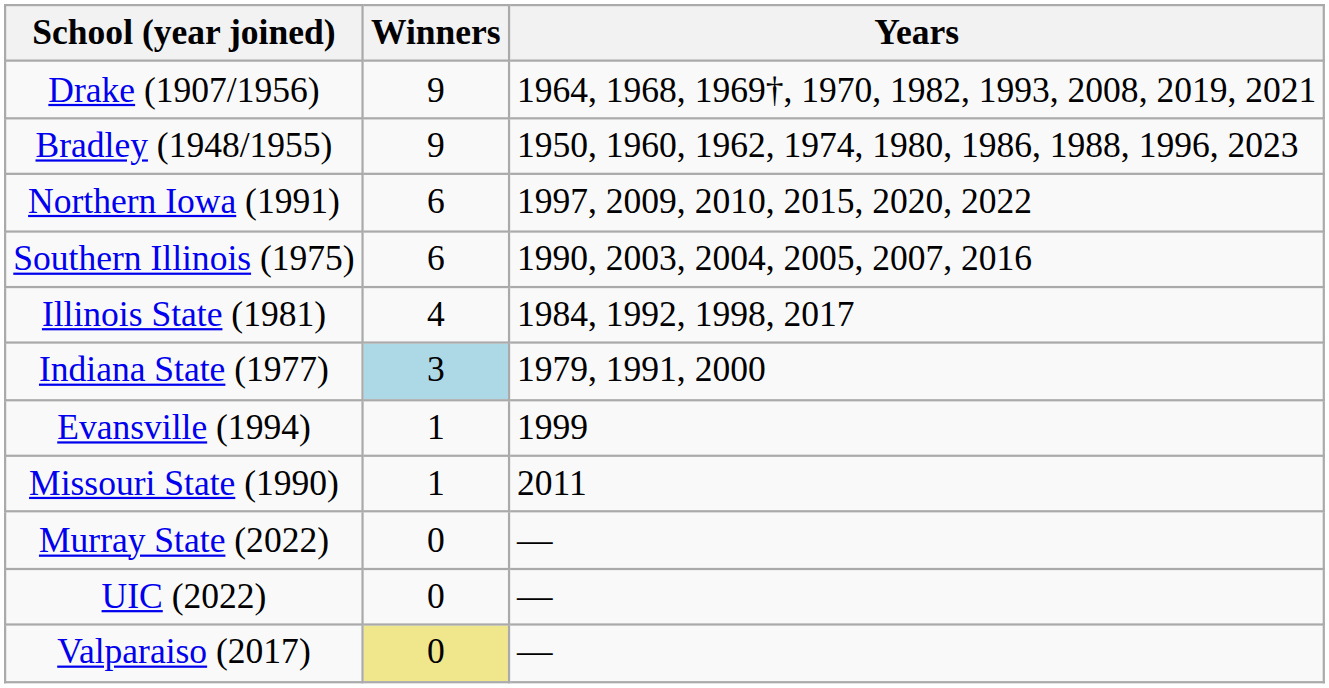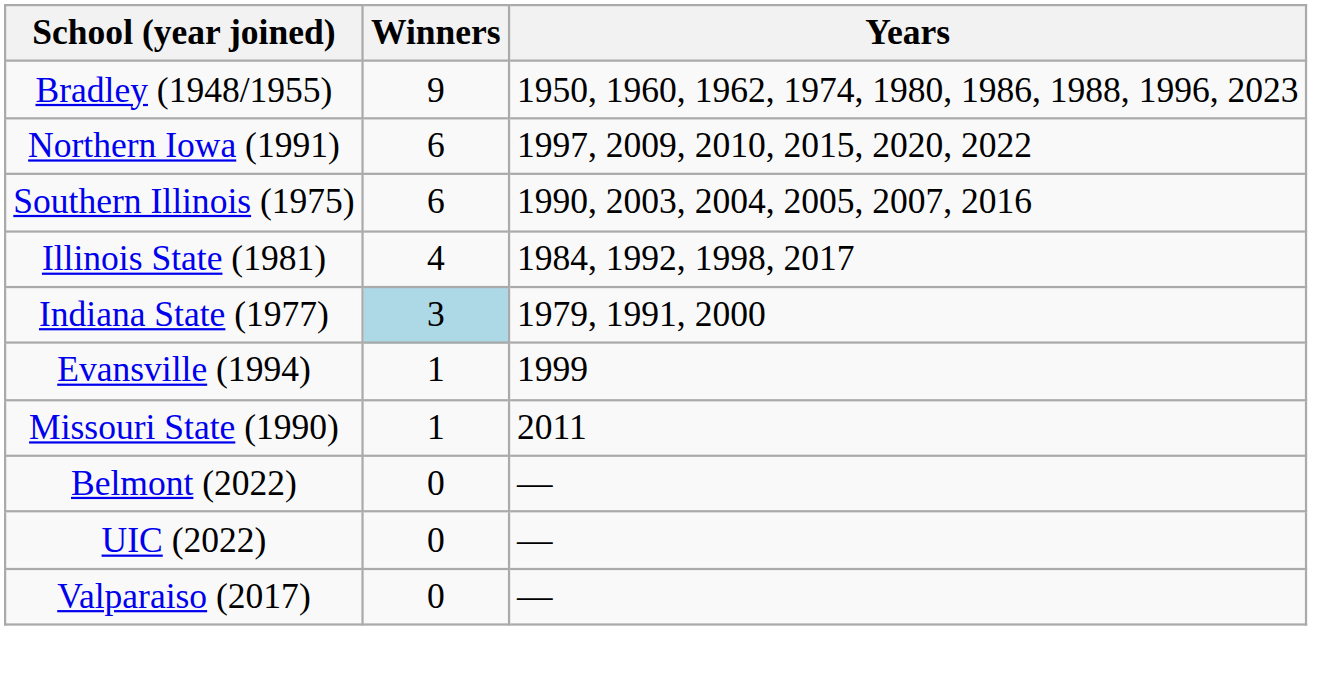- row: (184, 88)
+ row: (184, 483)
- row: (184, 539)
(436, 652) khaki background -> (436, 595) no background
